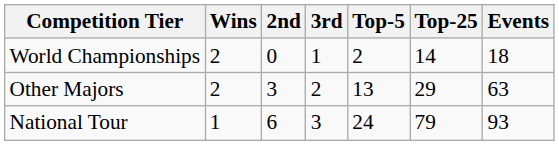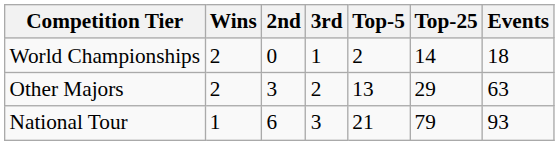(363, 122) 24 -> (363, 122) 21
